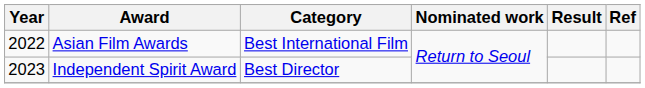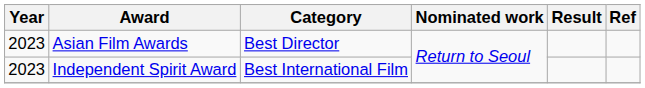(27, 43) 2022 -> (27, 43) 2023
(326, 43) Best International Film -> (292, 43) Best Director
(292, 69) Best Director -> (326, 69) Best International Film
